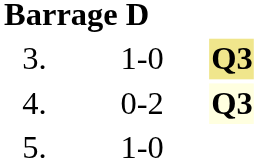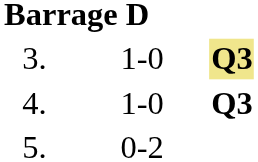(142, 103) 0-2 -> (142, 103) 1-0
(232, 103) lightyellow background -> (232, 103) no background
(142, 147) 1-0 -> (142, 147) 0-2
